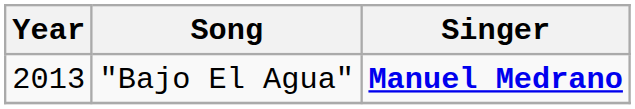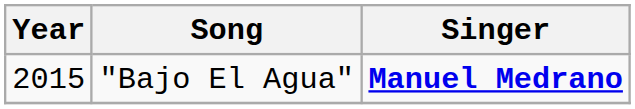(49, 79) 2013 -> (49, 79) 2015
